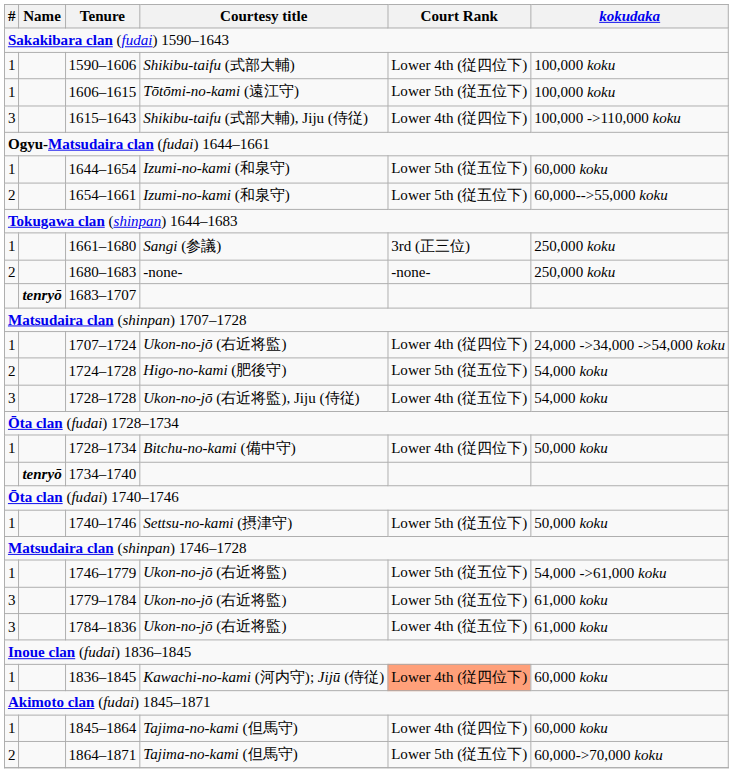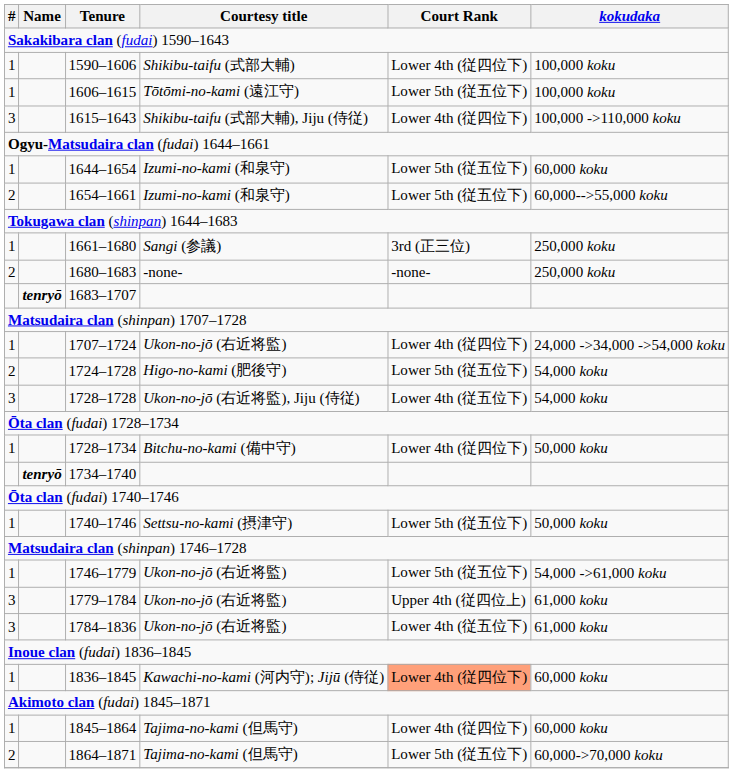(459, 599) Lower 5th (従五位下) -> (458, 599) Upper 4th (従四位上)
